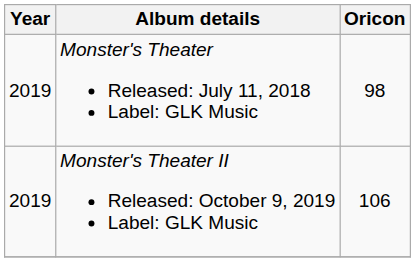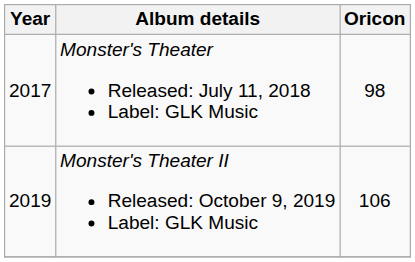(30, 90) 2019 -> (30, 90) 2017
